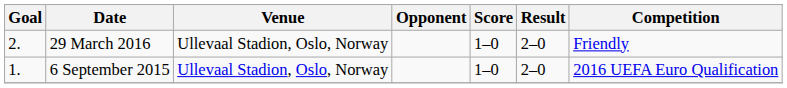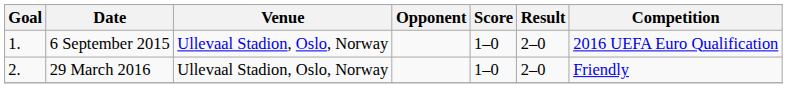rows swapped: (110, 69) <-> (100, 43)
